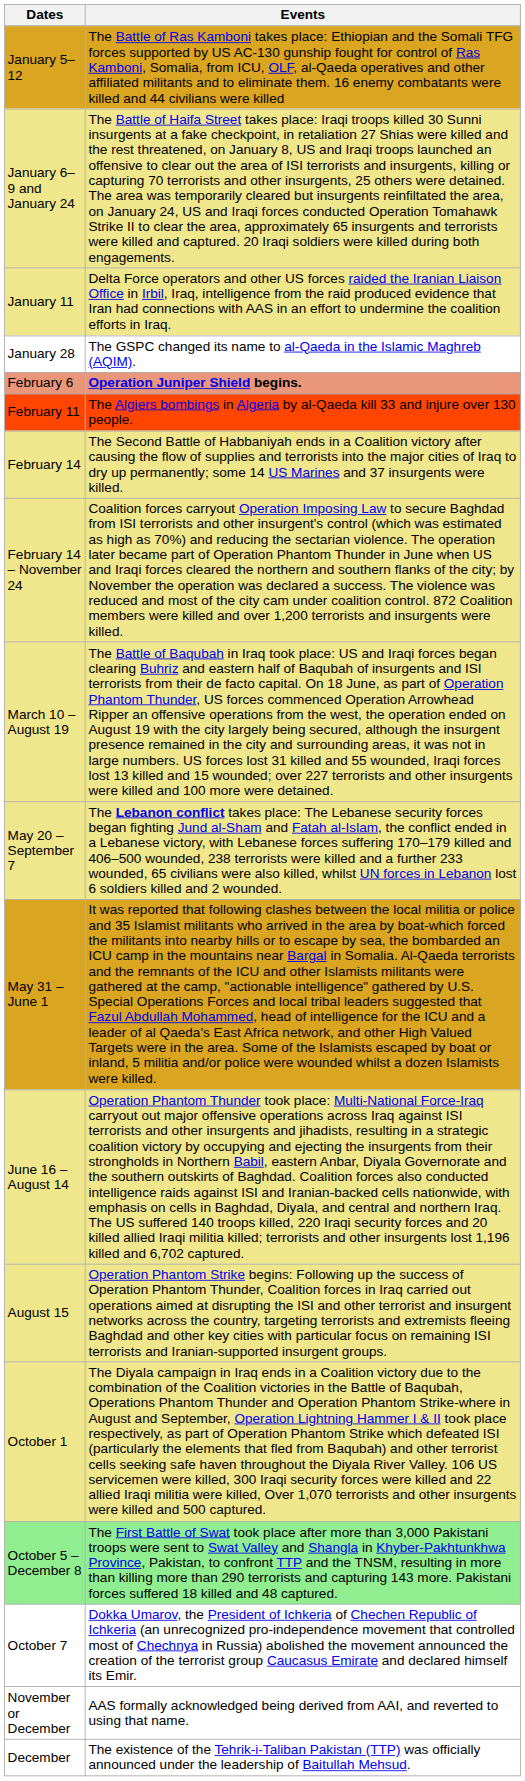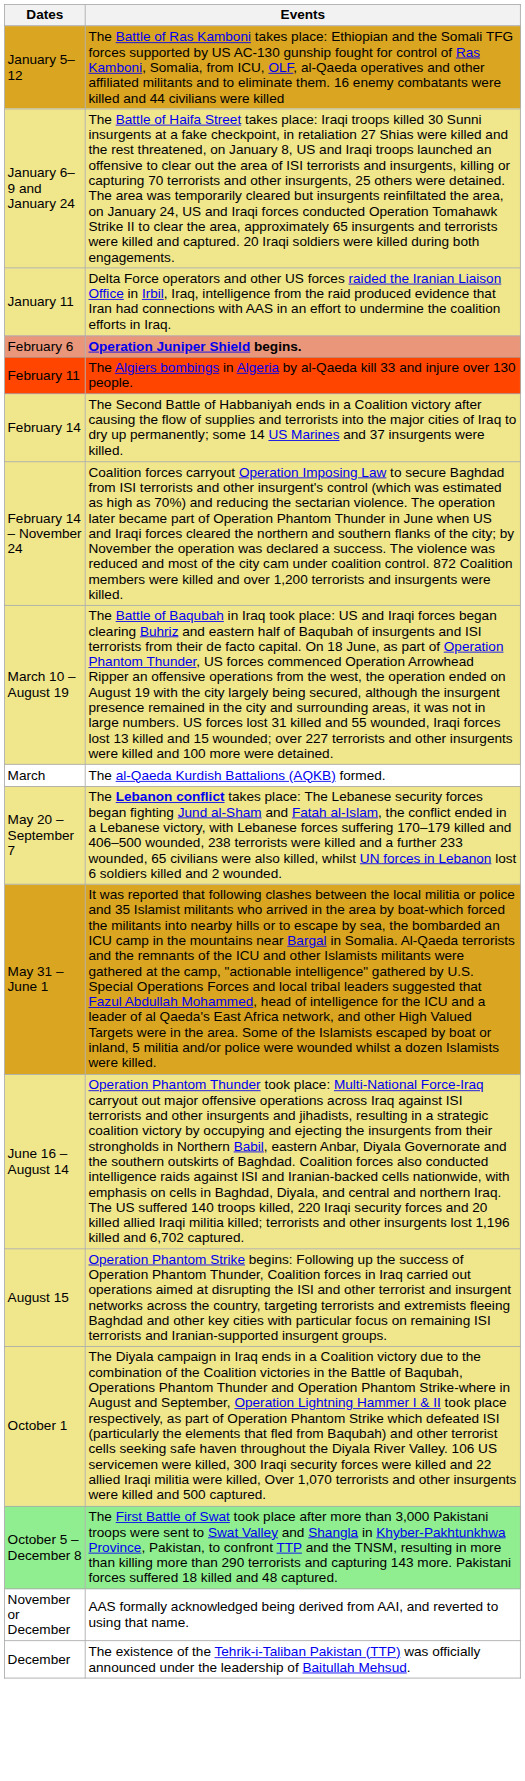- row: (41, 354)
+ row: (26, 775)
- row: (37, 1645)
